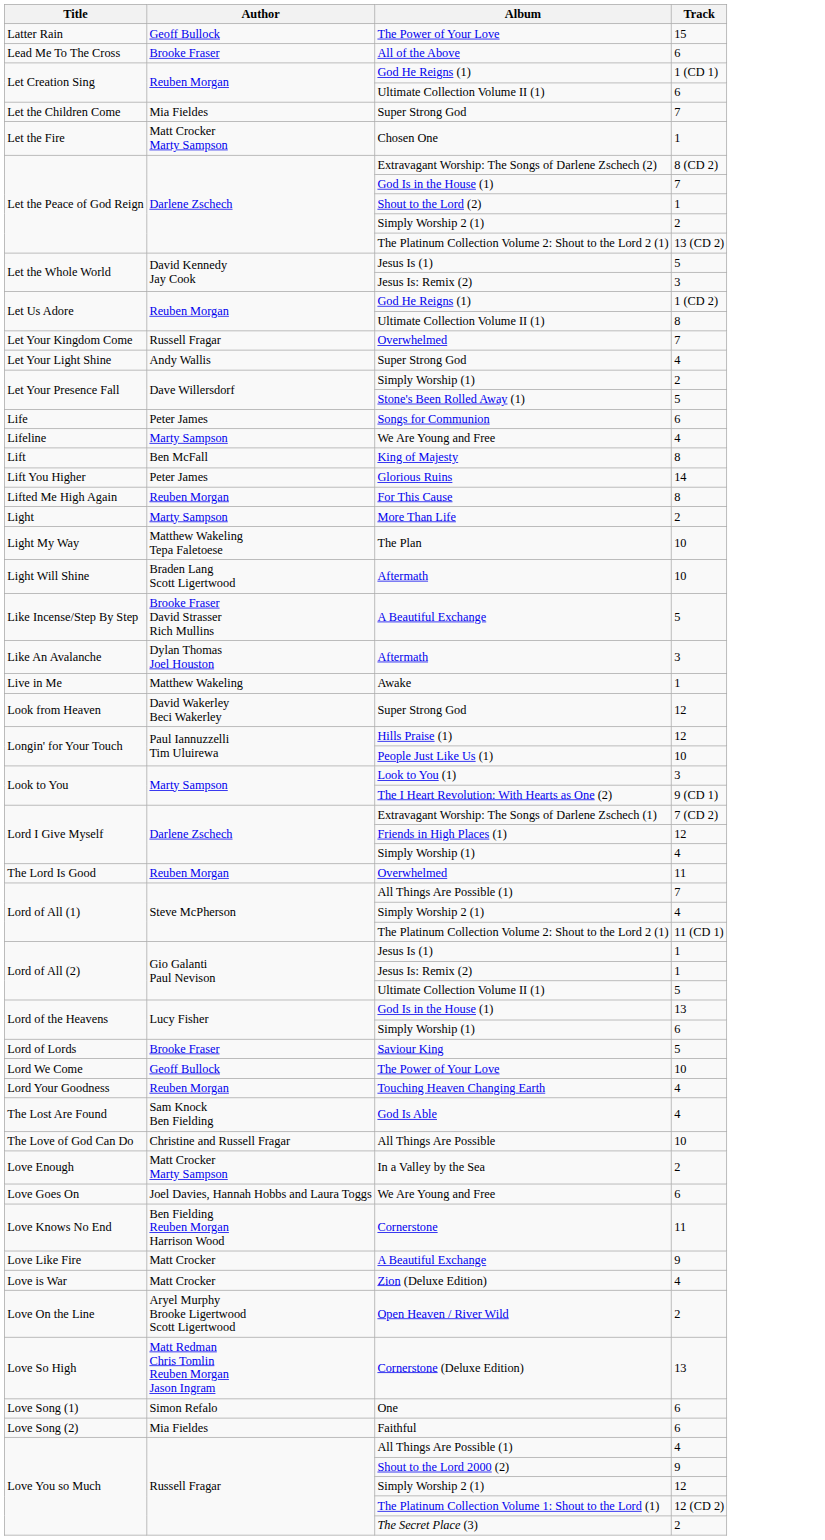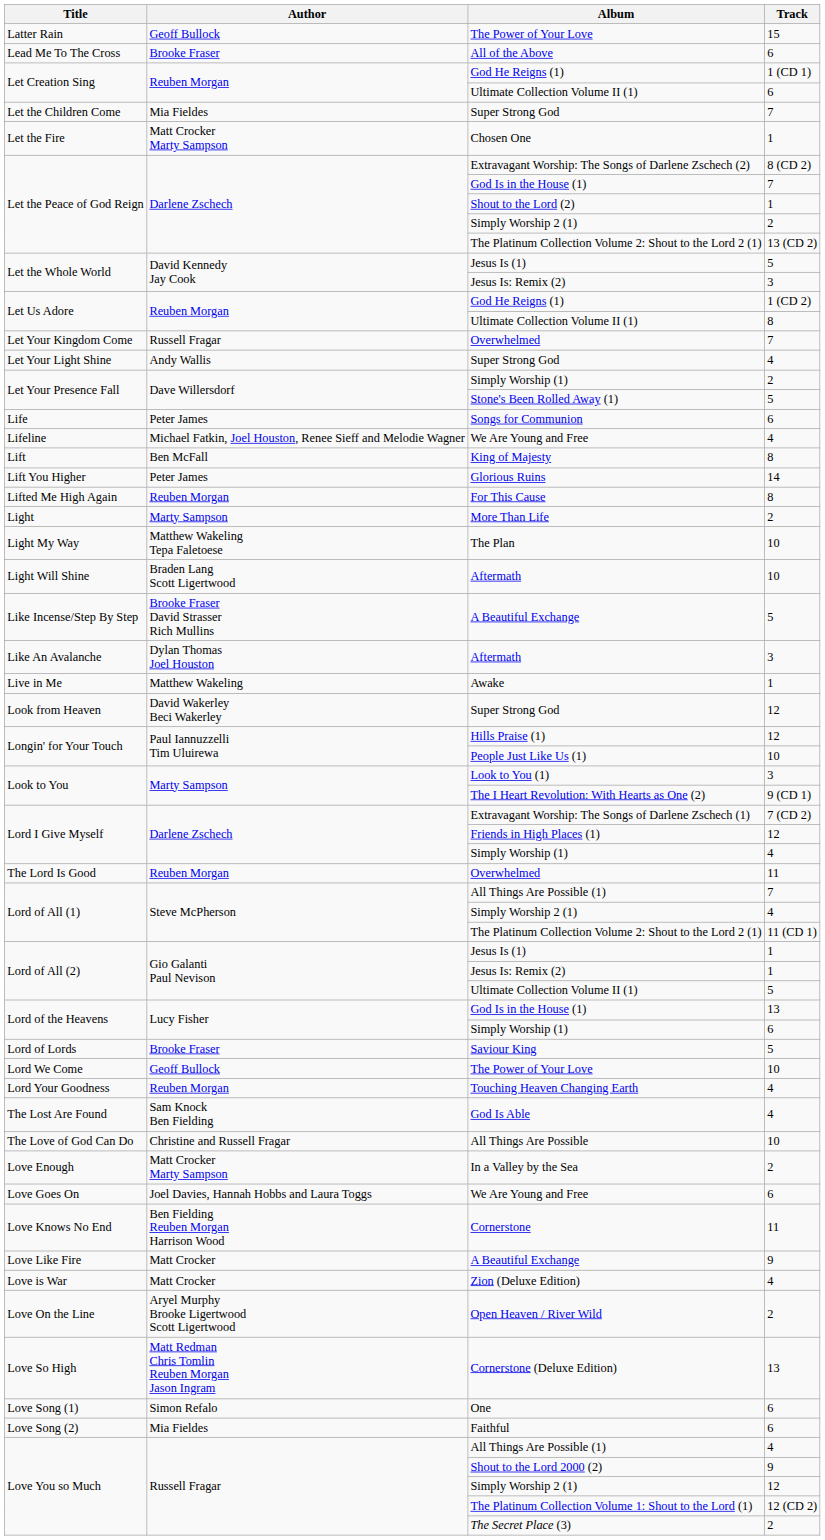(189, 438) Marty Sampson -> (307, 438) Michael Fatkin, Joel Houston, Renee Sieff and Melodie Wagner
